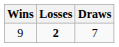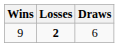(95, 33) 7 -> (95, 33) 6
